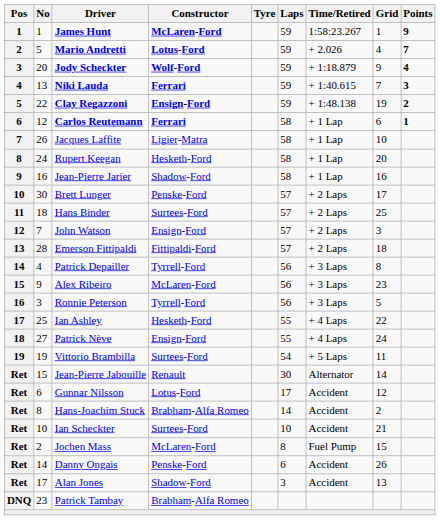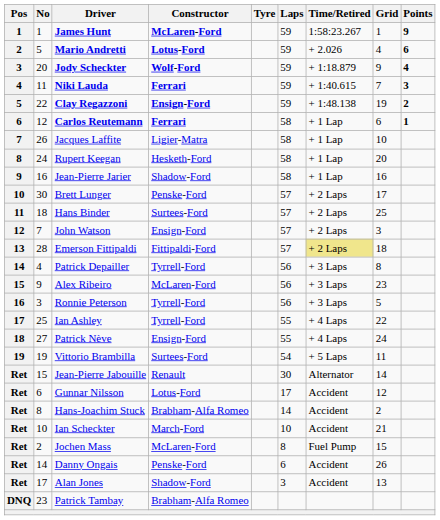(406, 49) 7 -> (406, 49) 6
(42, 85) 13 -> (42, 85) 11
(328, 248) no background -> (328, 248) khaki background
(181, 320) Hesketh-Ford -> (178, 320) Tyrrell-Ford
(179, 428) Surtees-Ford -> (178, 428) March-Ford
